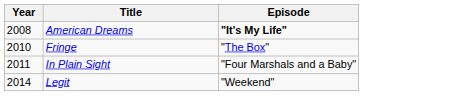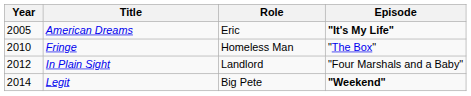+ column: (272, 13)
(19, 30) 2008 -> (19, 30) 2005
(19, 64) 2011 -> (19, 64) 2012
(248, 82) normal -> (357, 82) bold
